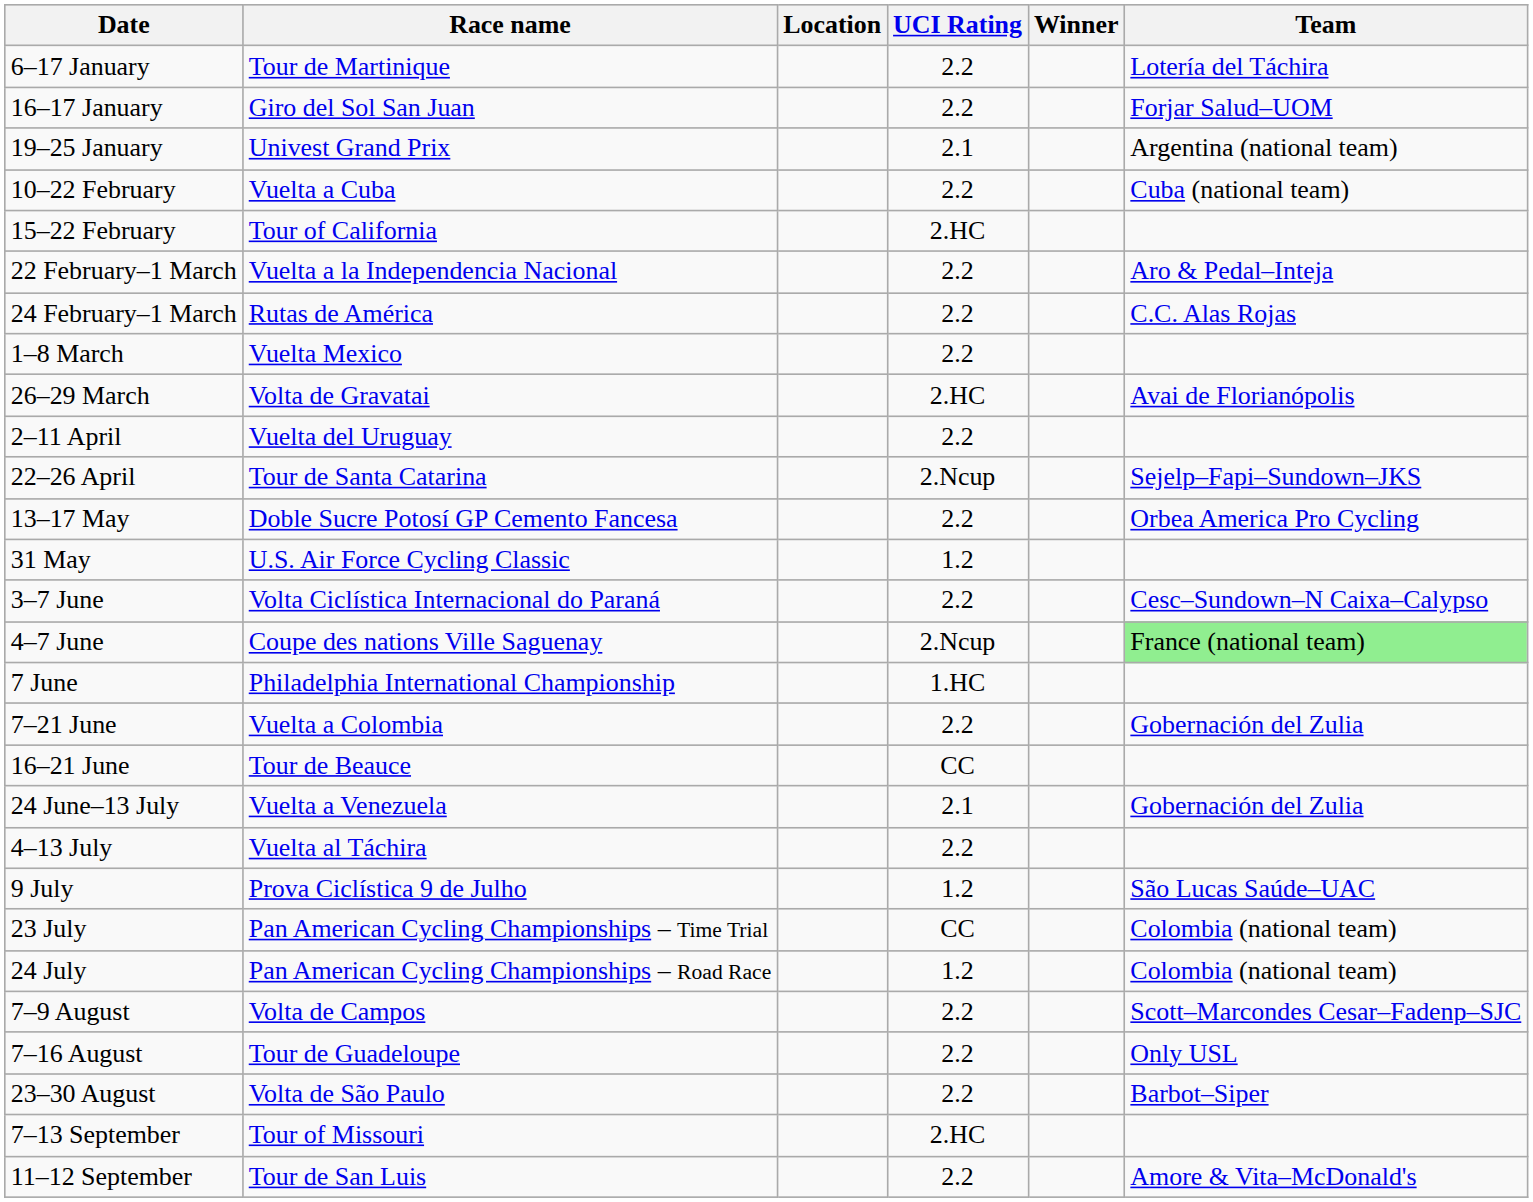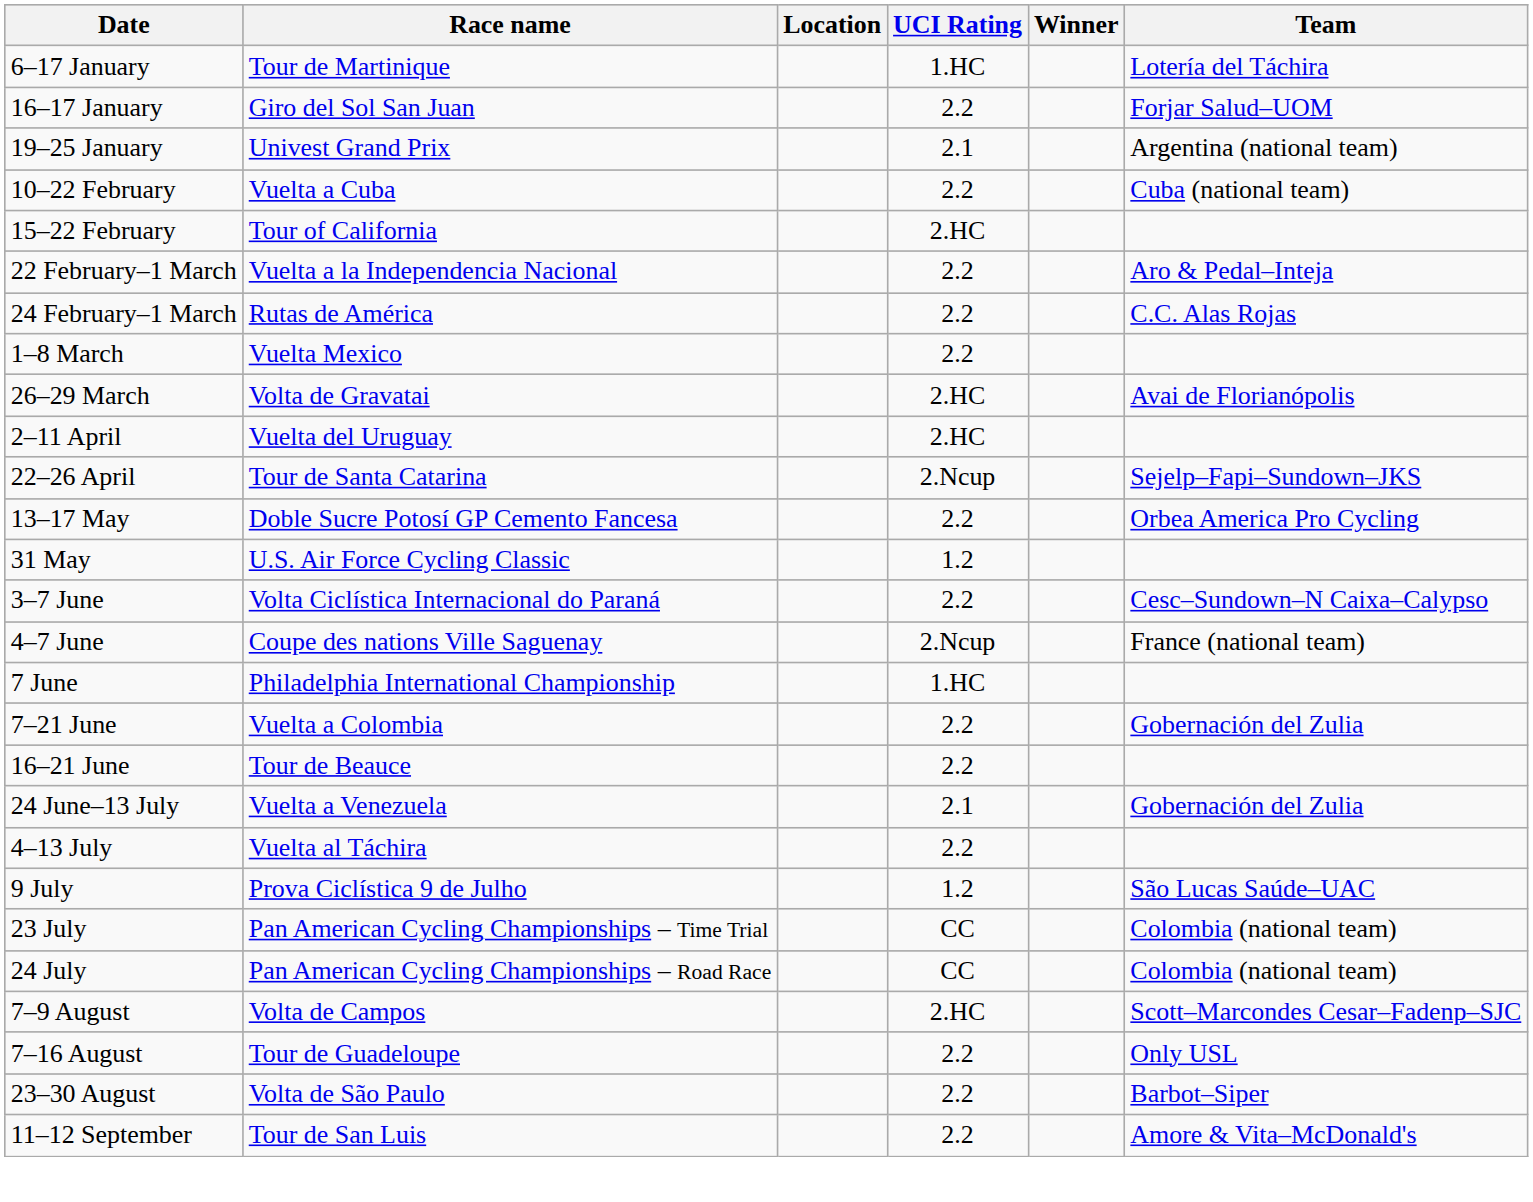(958, 66) 2.2 -> (958, 66) 1.HC
(958, 436) 2.2 -> (958, 436) 2.HC
(1248, 641) lightgreen background -> (1248, 641) no background
(958, 764) CC -> (958, 764) 2.2
(958, 970) 1.2 -> (958, 970) CC
(958, 1011) 2.2 -> (958, 1011) 2.HC
- row: (95, 1134)
